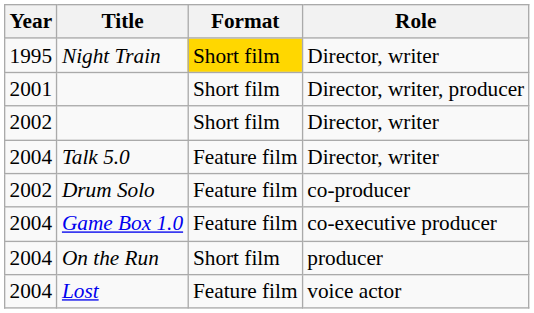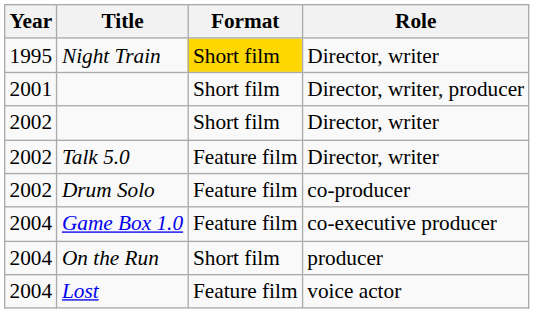(31, 156) 2004 -> (31, 156) 2002
